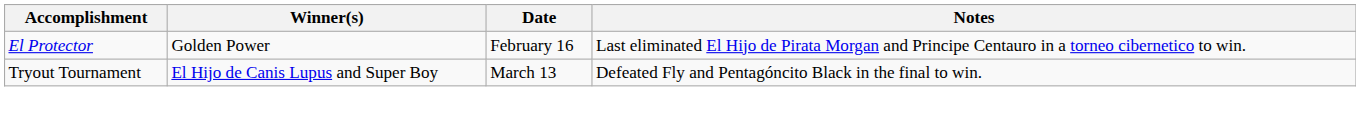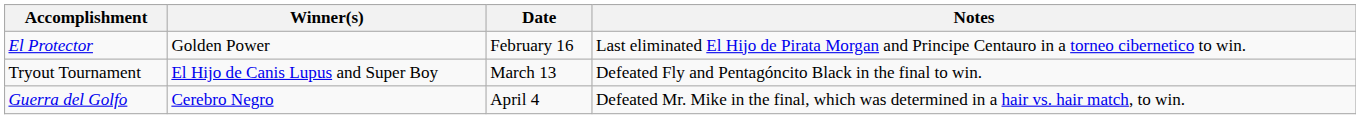+ row: (68, 99)
